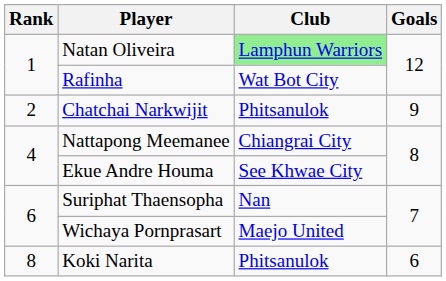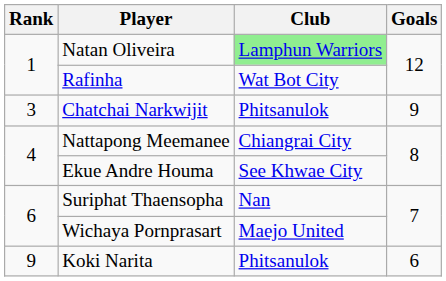(31, 110) 2 -> (31, 110) 3
(31, 261) 8 -> (31, 261) 9
